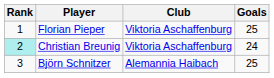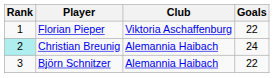(252, 30) 25 -> (252, 30) 22
(179, 47) Viktoria Aschaffenburg -> (172, 47) Alemannia Haibach
(252, 64) 25 -> (252, 64) 22
